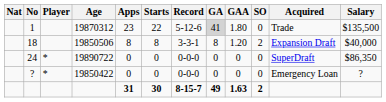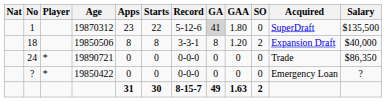(282, 27) Trade -> (293, 27) SuperDraft
(94, 58) 19890722 -> (94, 58) 19890721
(293, 58) SuperDraft -> (282, 58) Trade
